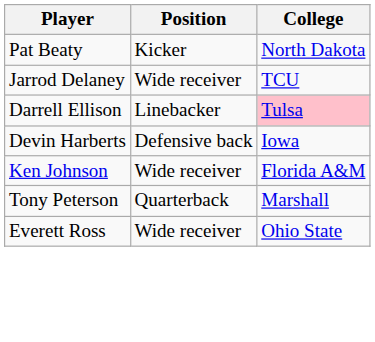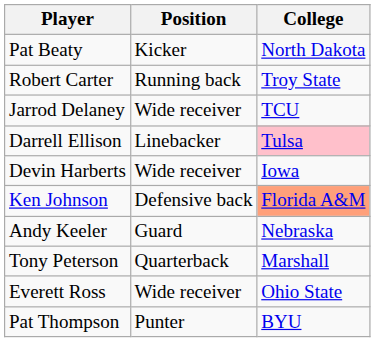+ row: (61, 79)
(194, 140) Defensive back -> (188, 170) Wide receiver
(188, 170) Wide receiver -> (194, 200) Defensive back
(313, 170) no background -> (313, 200) lightsalmon background
+ row: (58, 230)
+ row: (64, 321)
